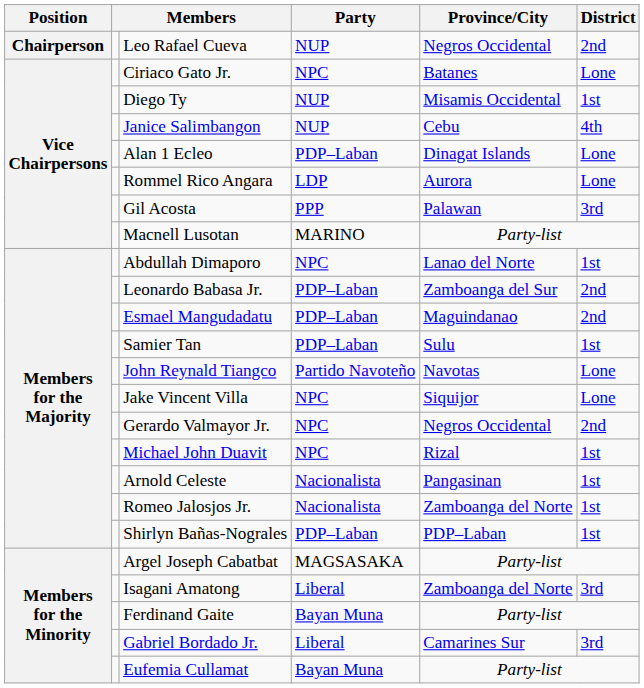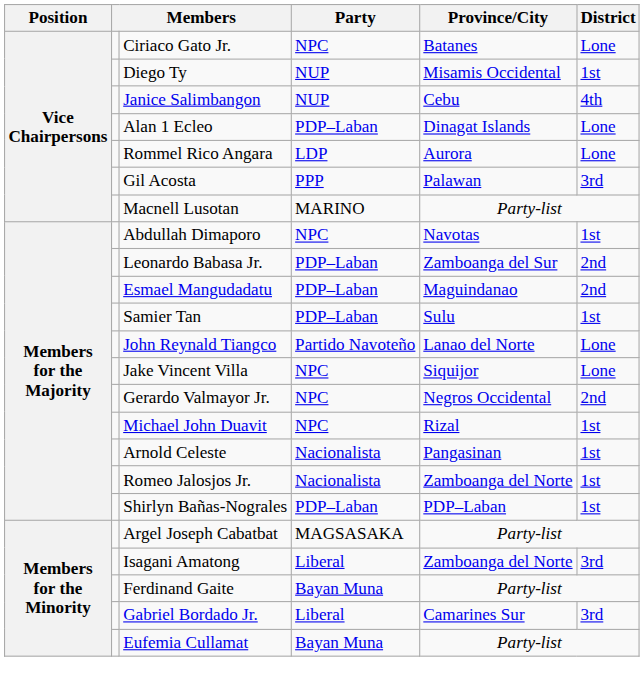- row: (185, 45)
(479, 262) Lanao del Norte -> (451, 235) Navotas
(451, 371) Navotas -> (479, 343) Lanao del Norte
